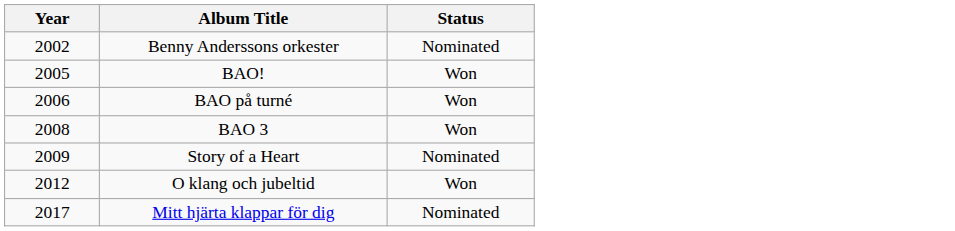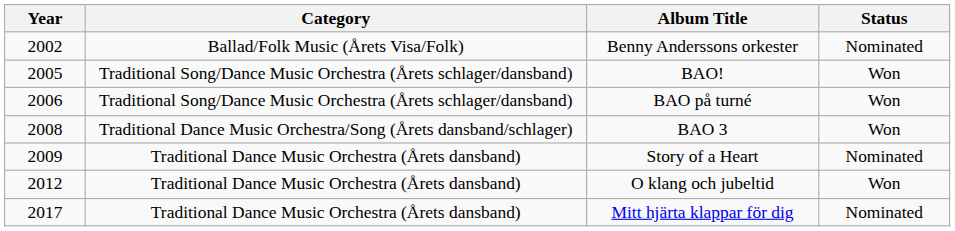+ column: (336, 18)
